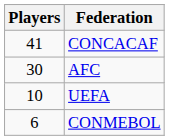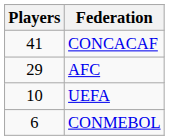(34, 69) 30 -> (34, 69) 29
